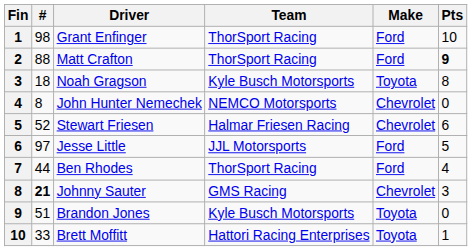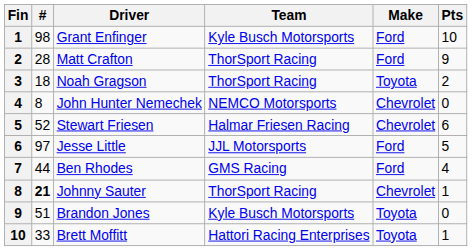(262, 37) ThorSport Racing -> (281, 37) Kyle Busch Motorsports
(43, 59) 88 -> (43, 59) 28
(445, 59) bold -> (445, 59) normal
(281, 81) Kyle Busch Motorsports -> (262, 81) ThorSport Racing
(445, 81) 8 -> (445, 81) 2
(262, 169) ThorSport Racing -> (247, 169) GMS Racing
(247, 191) GMS Racing -> (262, 191) ThorSport Racing
(445, 191) 3 -> (445, 191) 1
